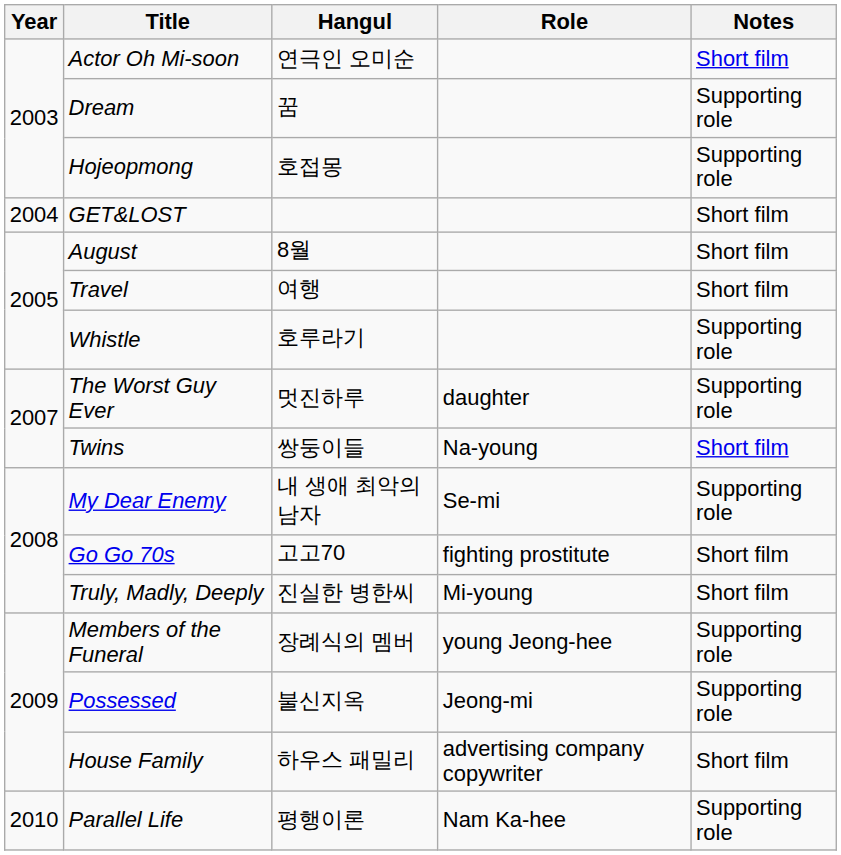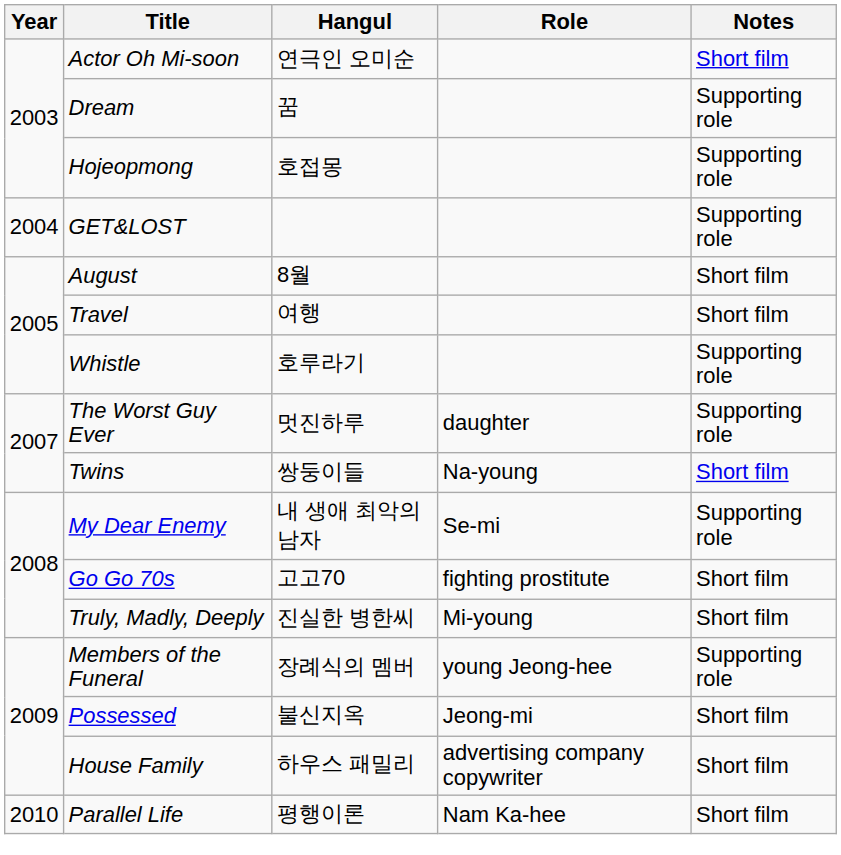(742, 214) Short film -> (749, 226) Supporting role
(749, 701) Supporting role -> (742, 716) Short film
(749, 820) Supporting role -> (742, 814) Short film
